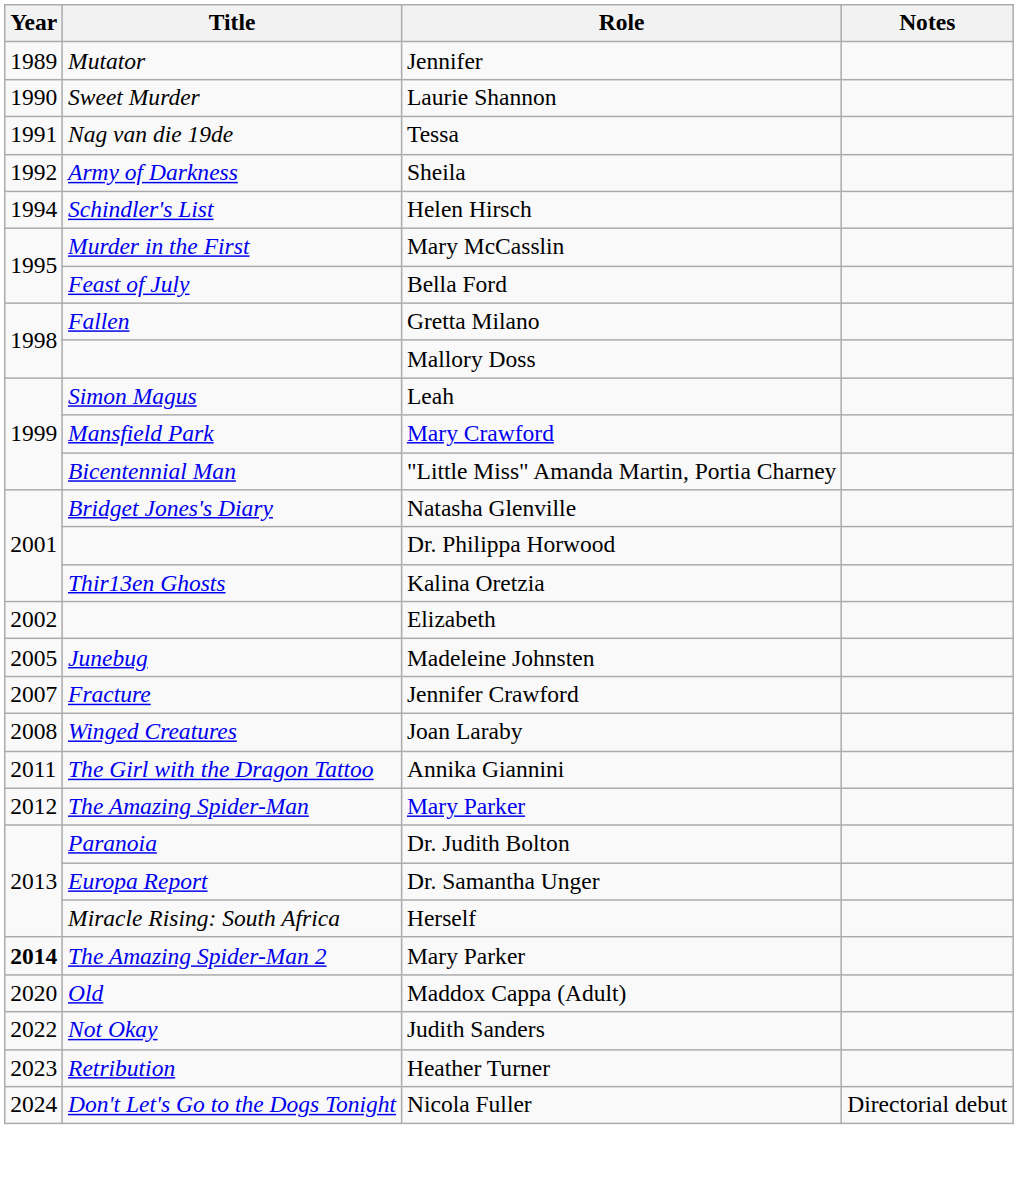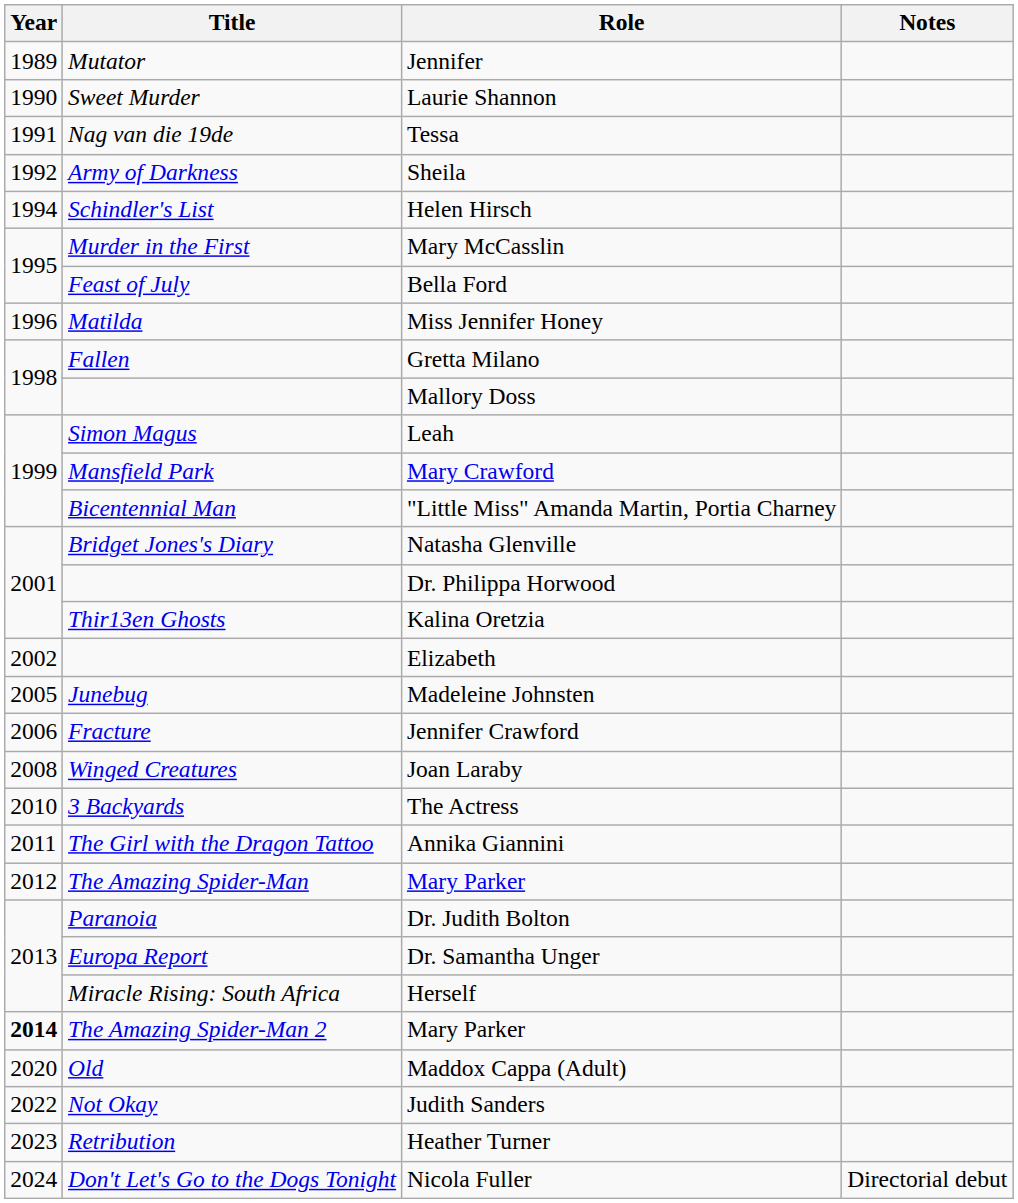+ row: (105, 321)
(34, 694) 2007 -> (34, 731) 2006
+ row: (126, 806)
